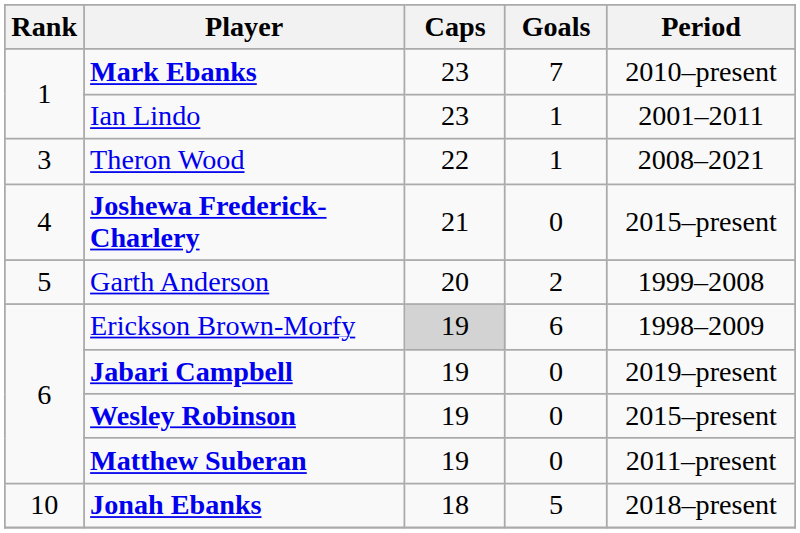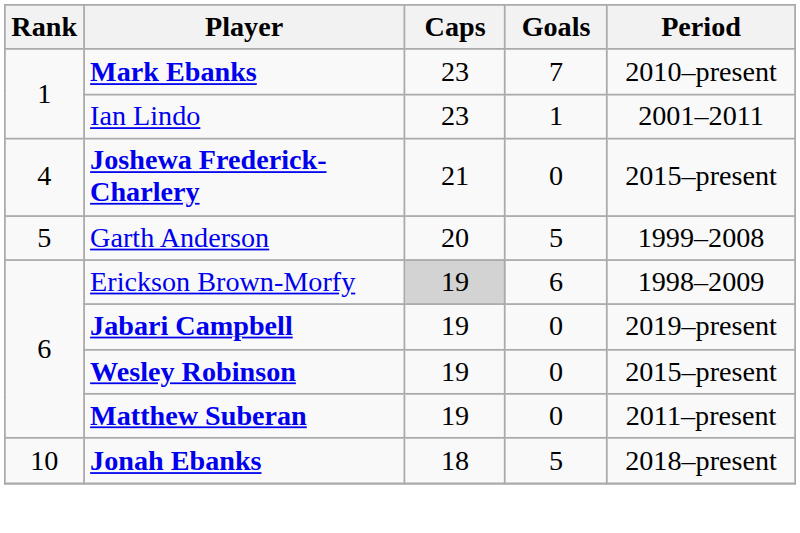- row: (167, 160)
(556, 281) 2 -> (556, 237) 5
